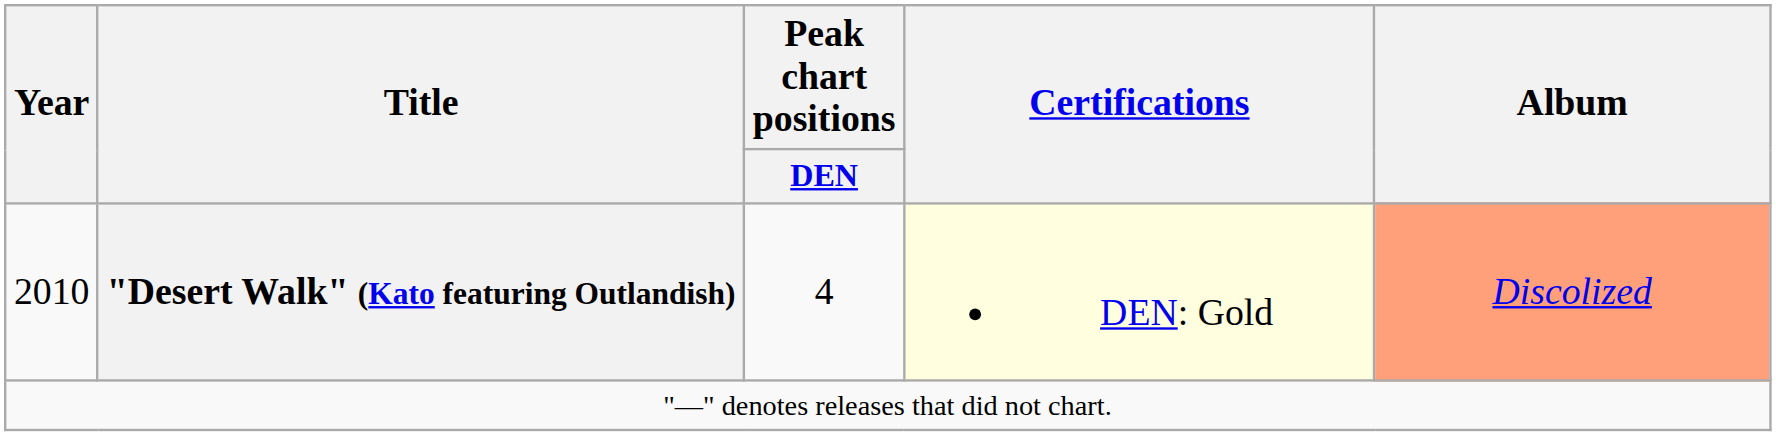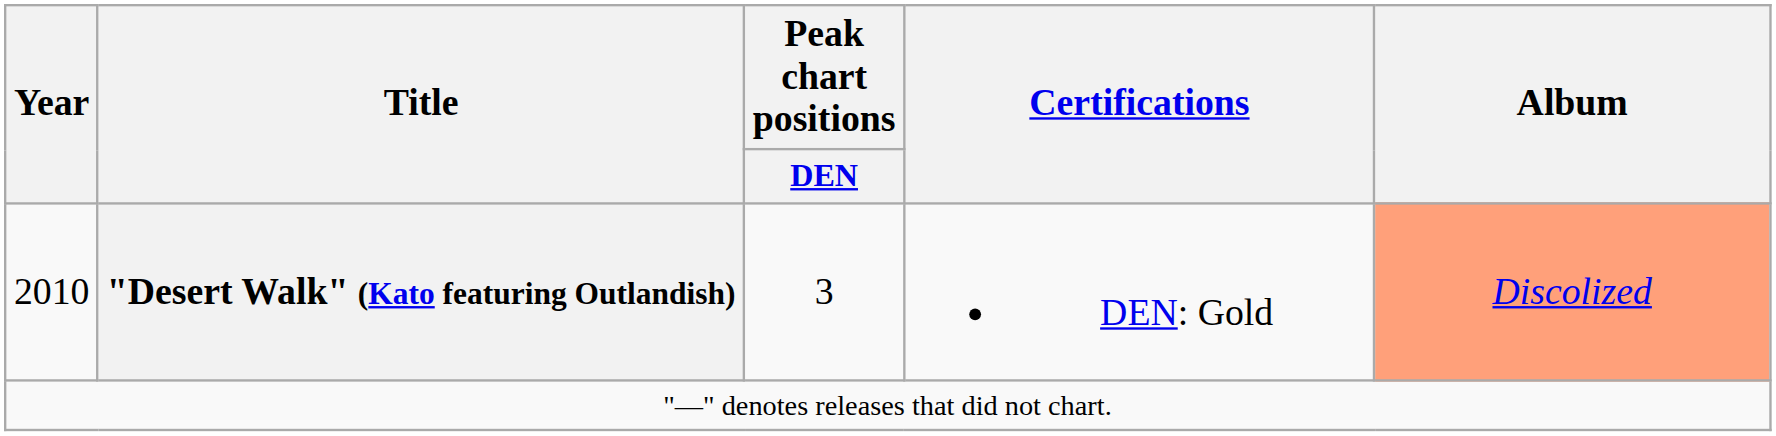(824, 291) 4 -> (824, 291) 3
(1139, 313) lightyellow background -> (1139, 313) no background
